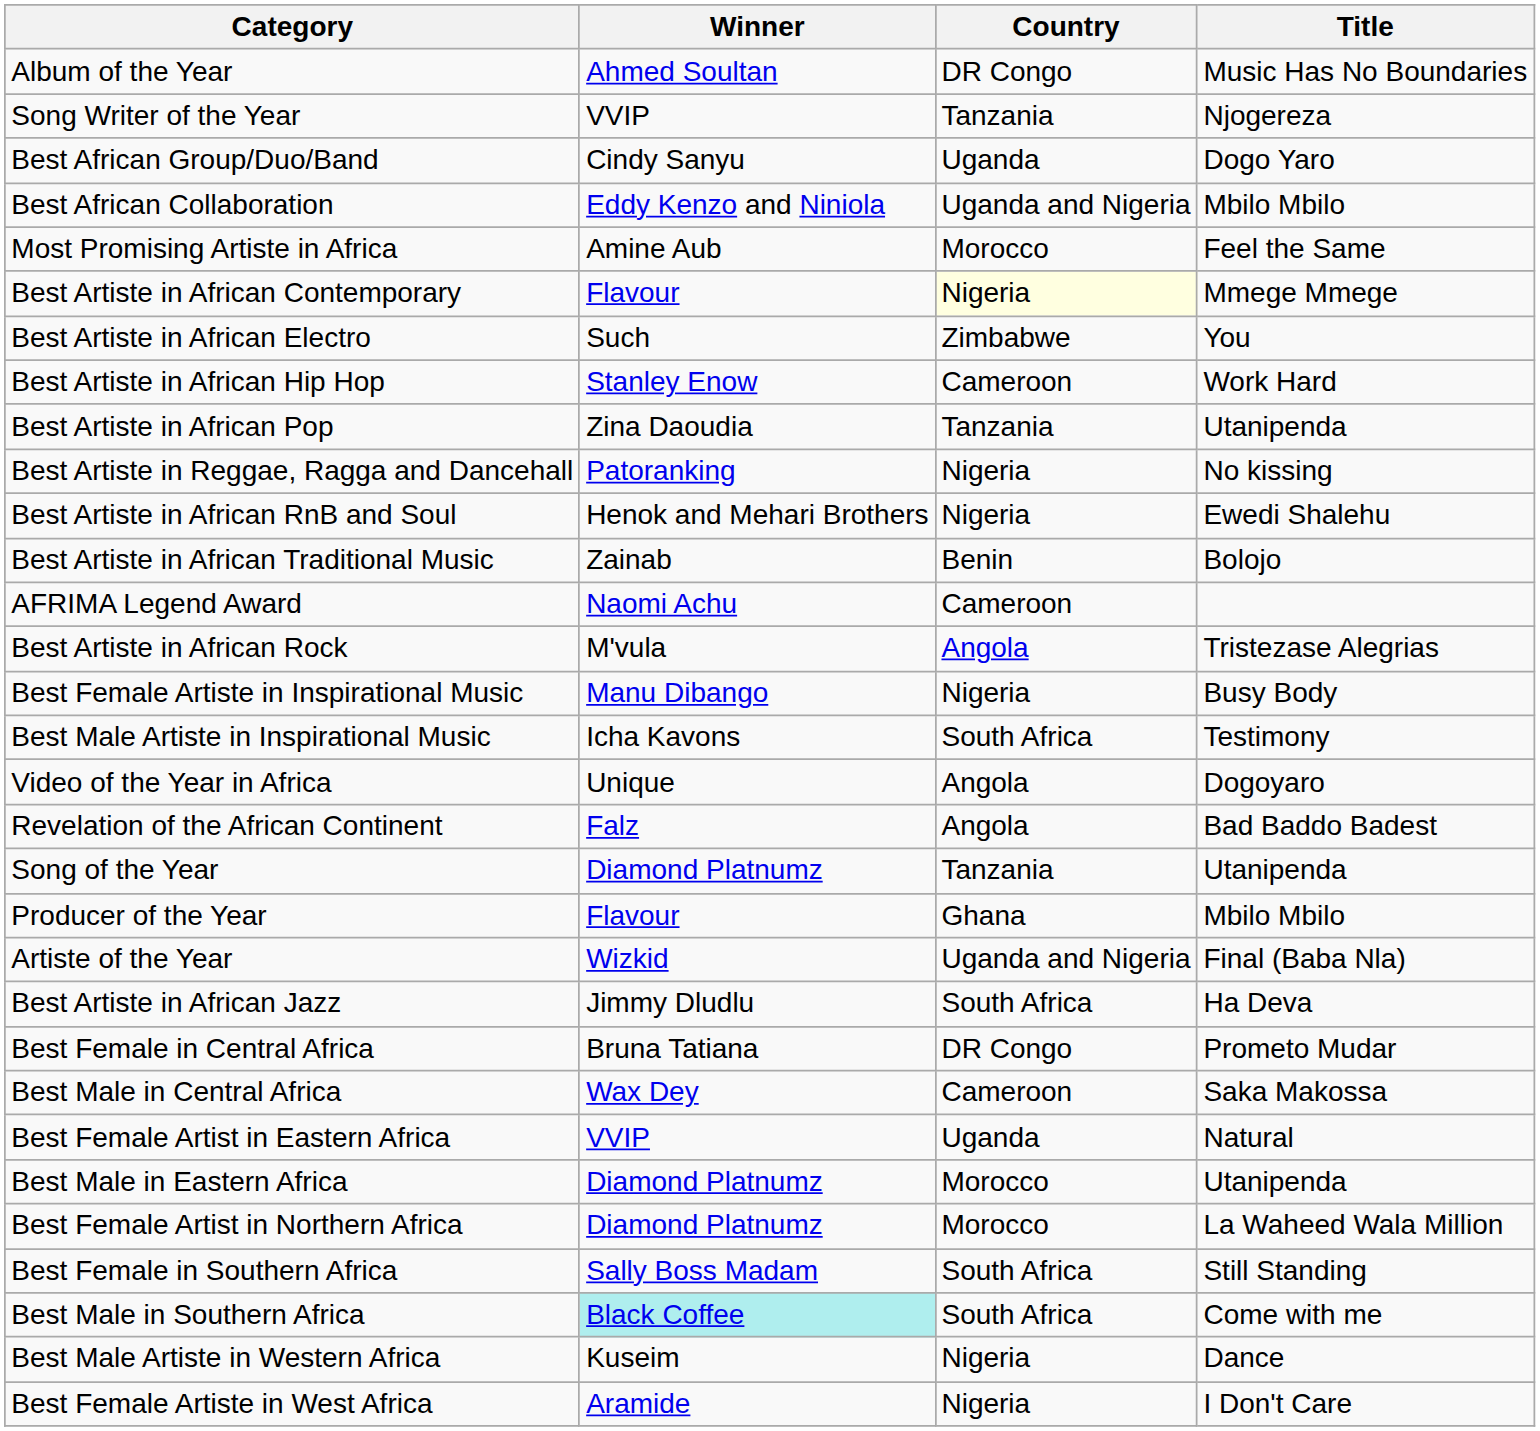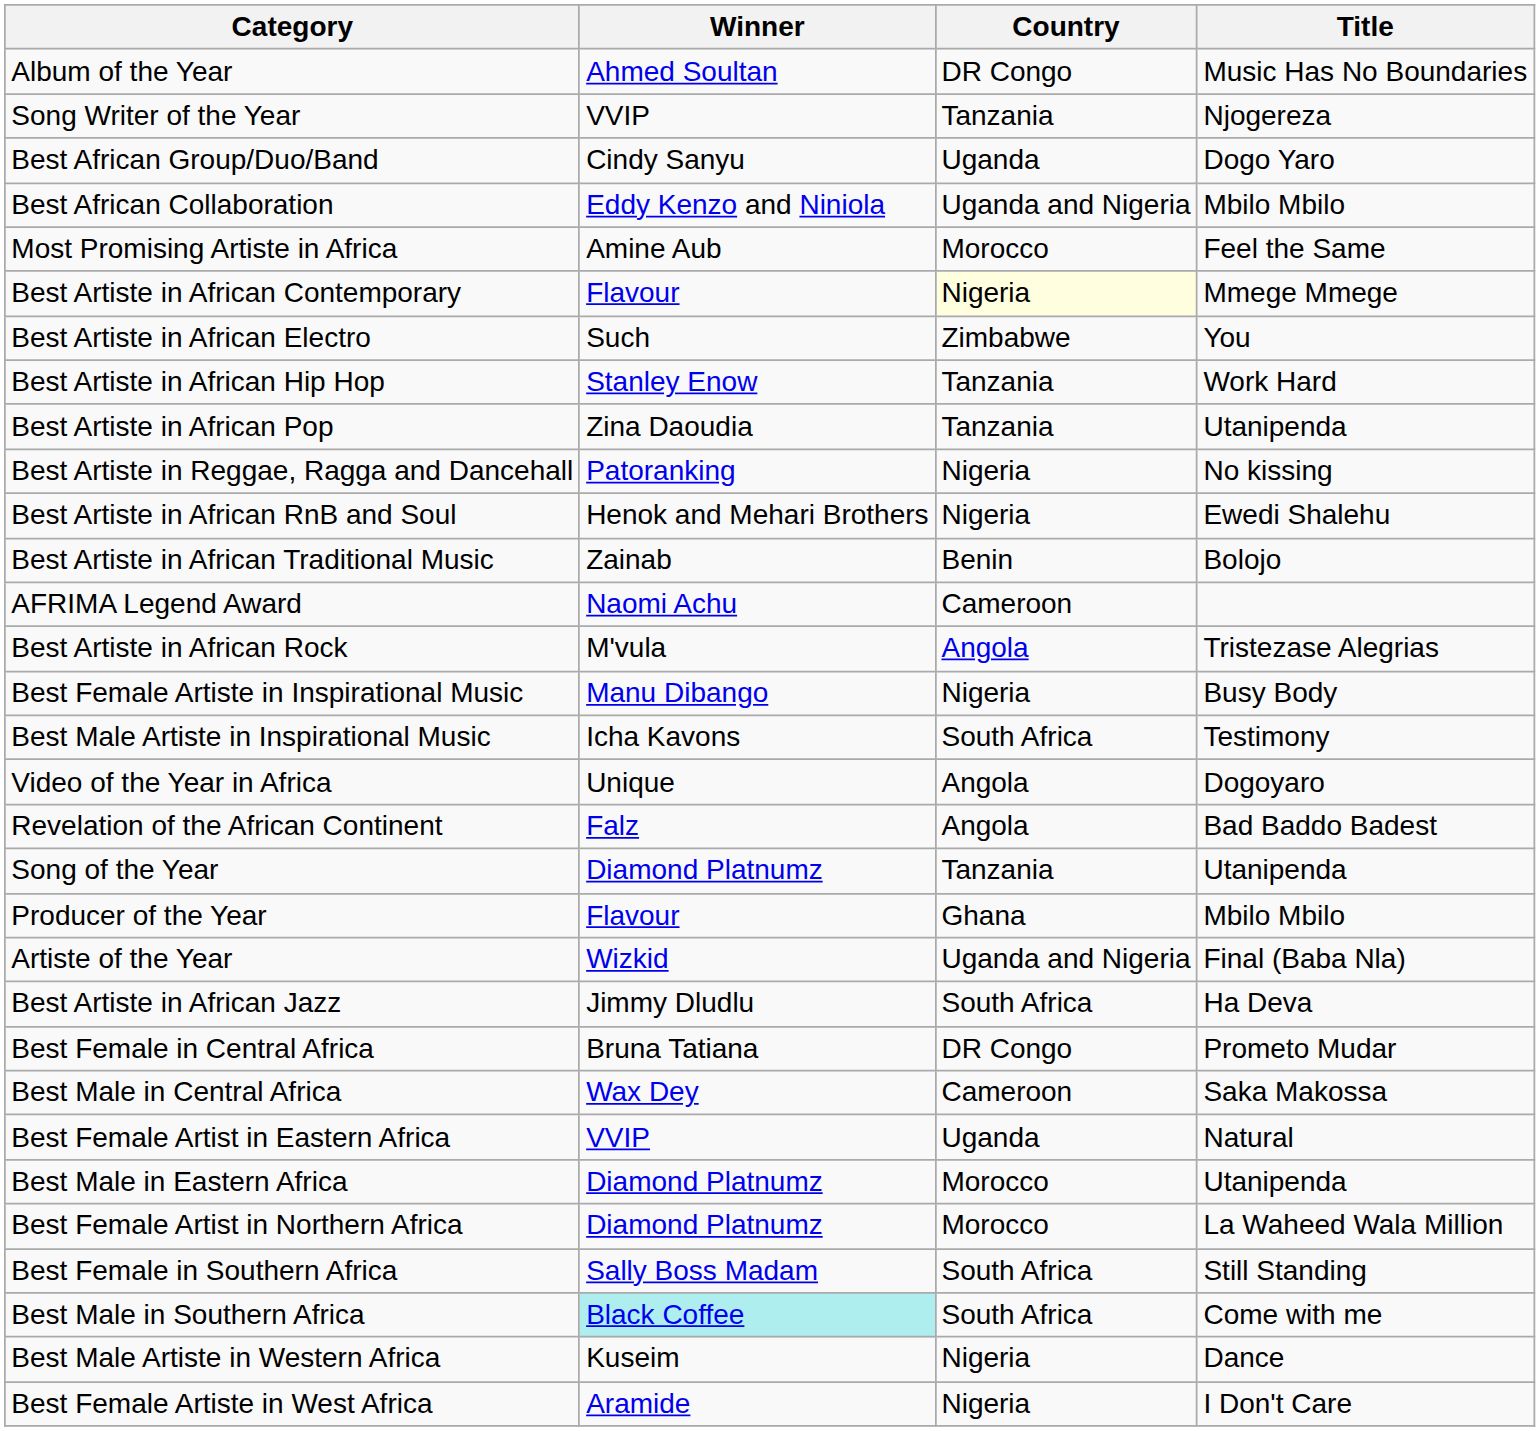(1007, 381) Cameroon -> (997, 381) Tanzania
